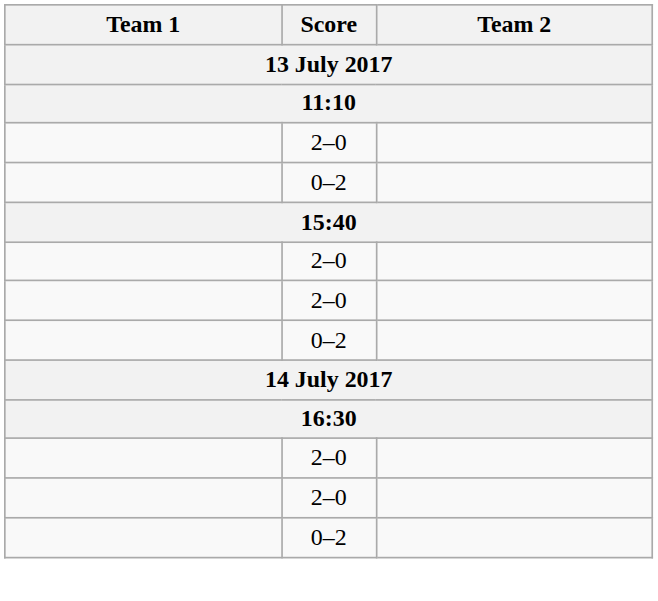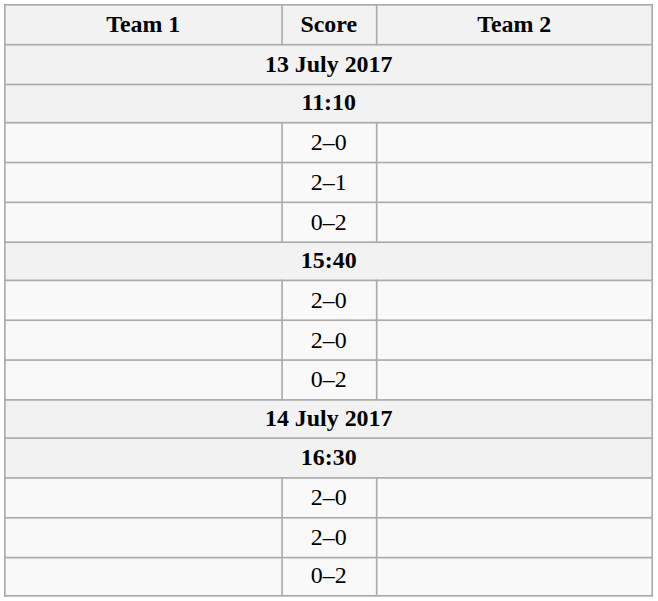+ row: (143, 183)
